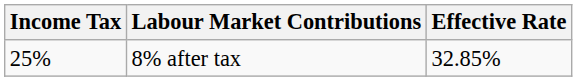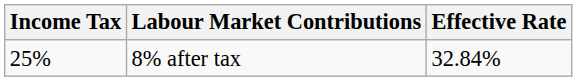(466, 57) 32.85% -> (466, 57) 32.84%
